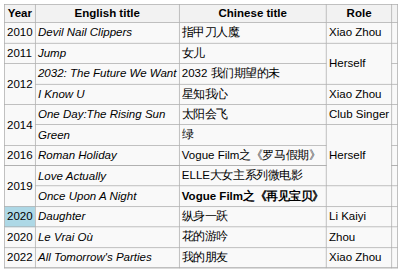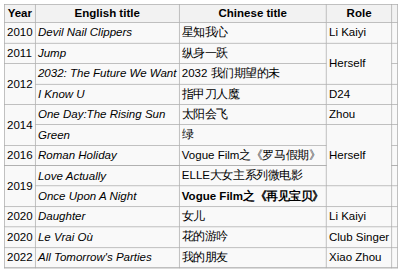(211, 32) 指甲刀人魔 -> (205, 32) 星知我心
(355, 32) Xiao Zhou -> (348, 32) Li Kaiyi
(193, 53) 女儿 -> (205, 53) 纵身一跃
(205, 93) 星知我心 -> (211, 93) 指甲刀人魔
(355, 94) Xiao Zhou -> (340, 94) D24
(359, 114) Club Singer -> (342, 114) Zhou
(20, 216) lightblue background -> (20, 216) no background
(205, 216) 纵身一跃 -> (193, 216) 女儿
(342, 237) Zhou -> (359, 237) Club Singer
